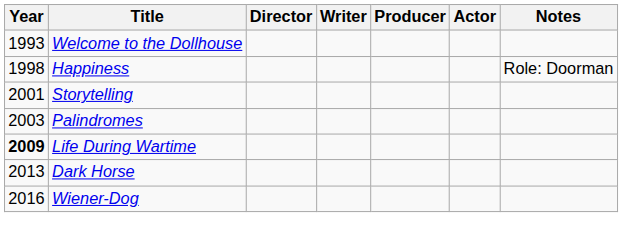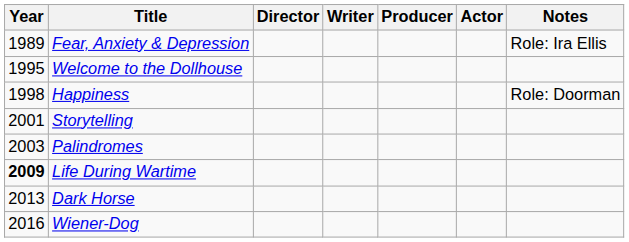+ row: (151, 43)
(26, 43) 1993 -> (26, 69) 1995
